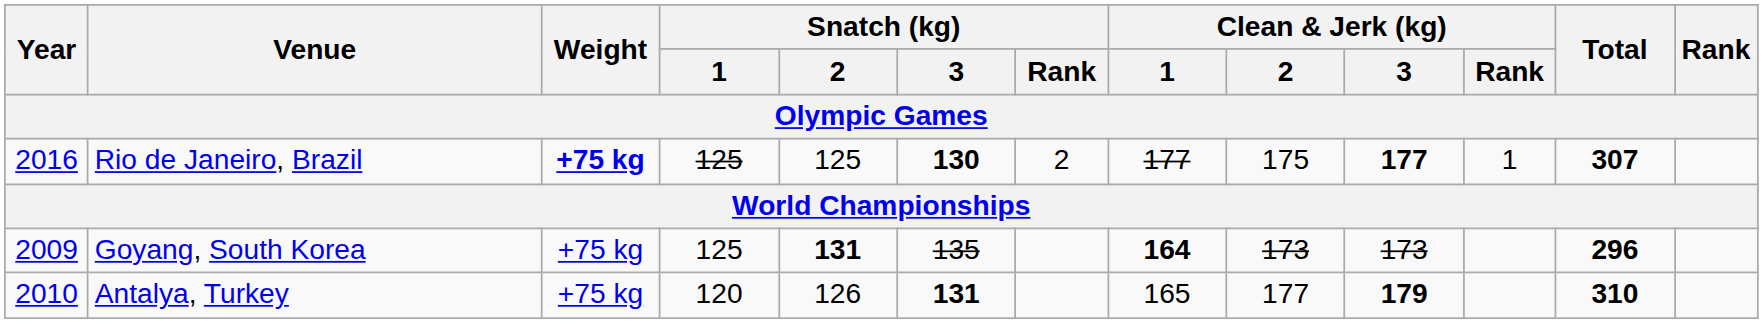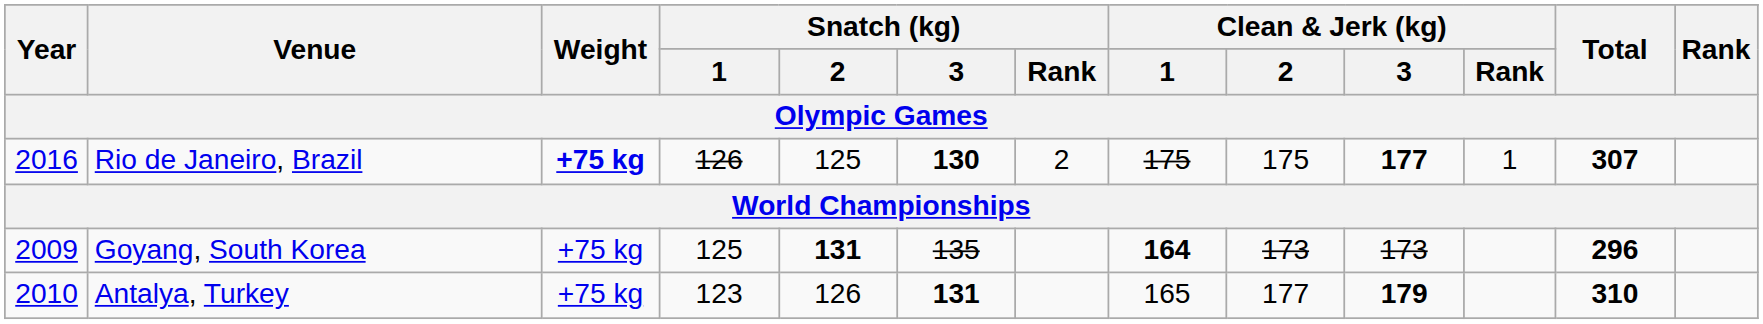(719, 160) 125 -> (719, 160) 126
(1167, 160) 177 -> (1167, 160) 175
(719, 294) 120 -> (719, 294) 123
